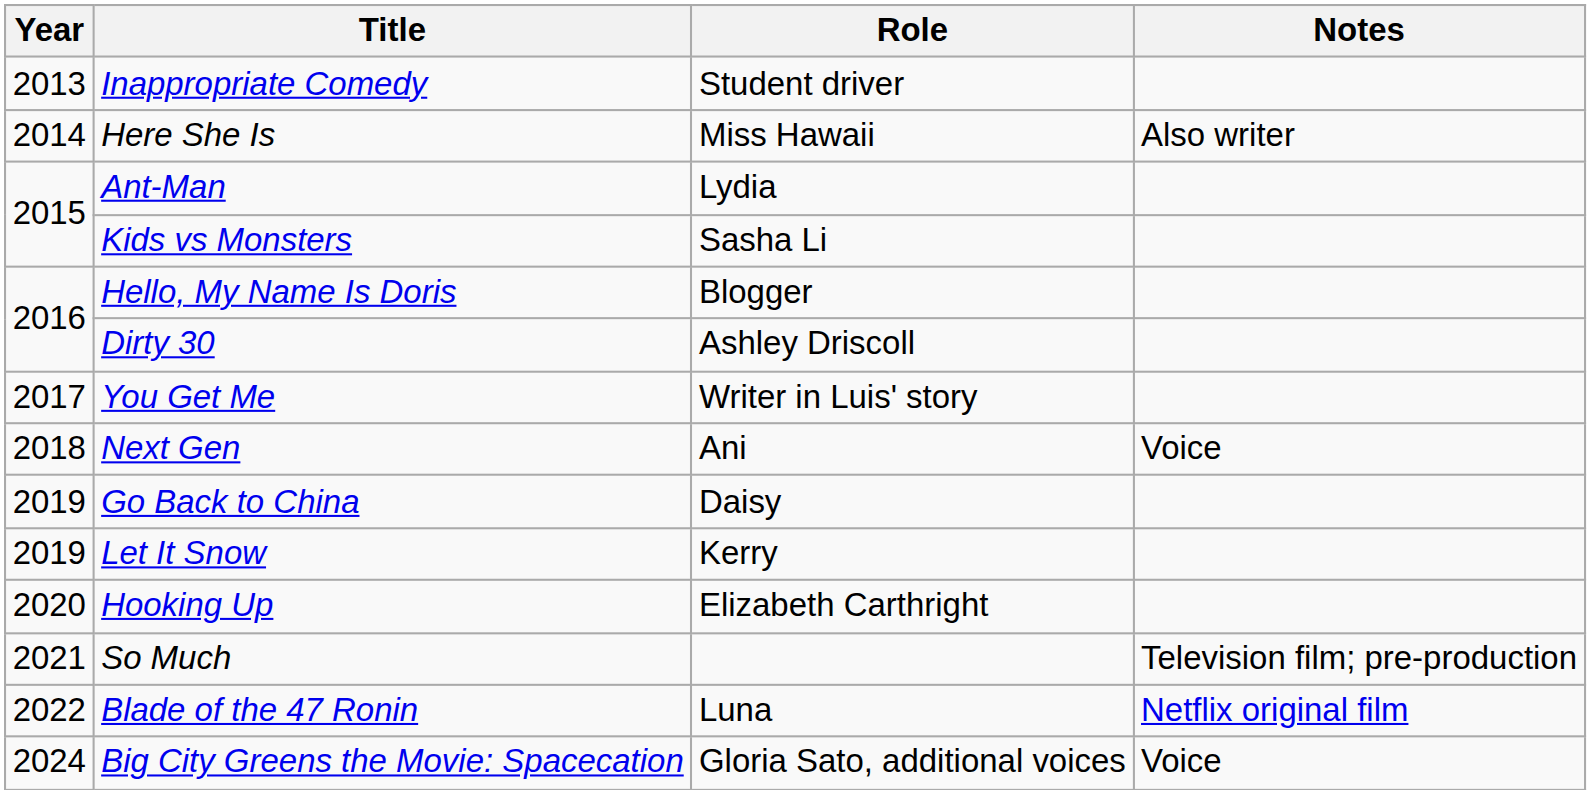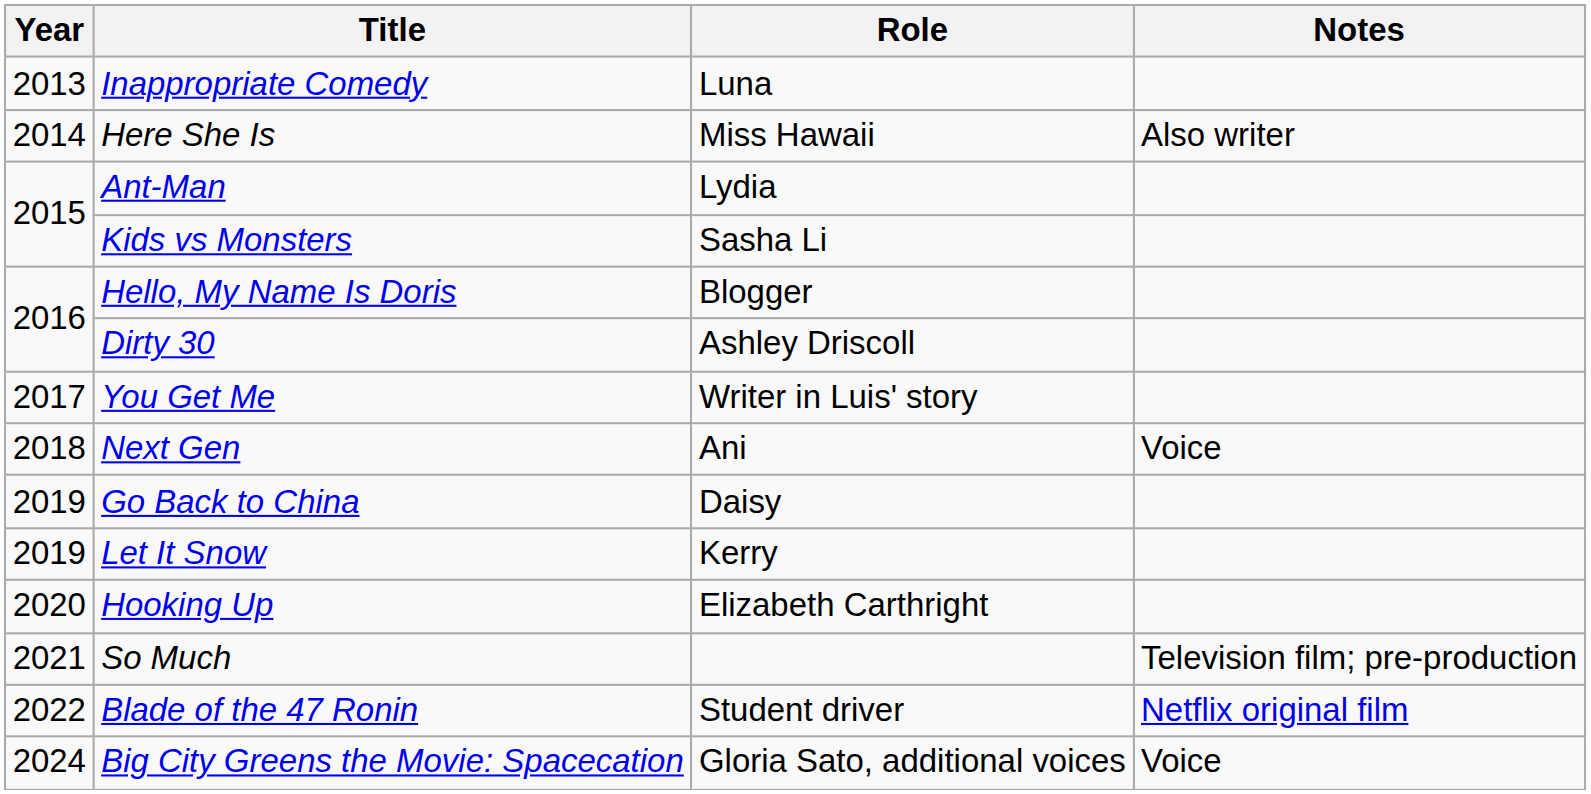(802, 82) Student driver -> (736, 82) Luna
(736, 710) Luna -> (802, 710) Student driver
